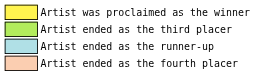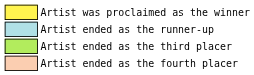rows swapped: (127, 46) <-> (136, 29)
